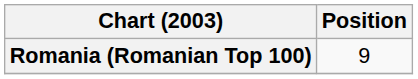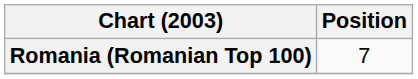(364, 55) 9 -> (364, 55) 7
